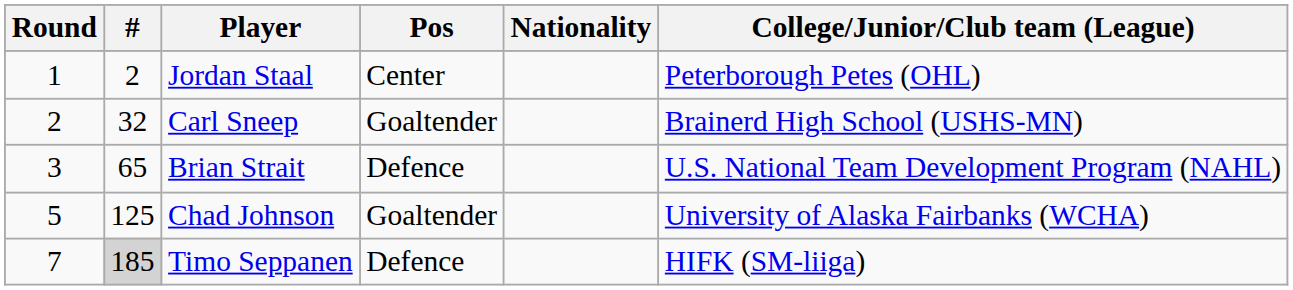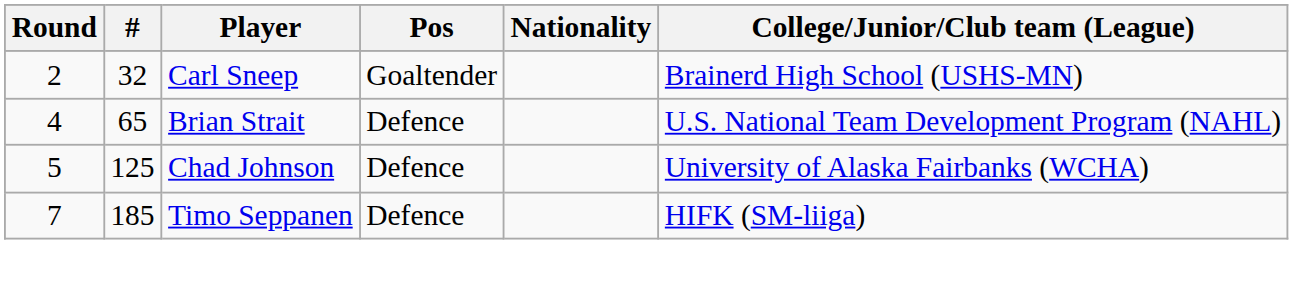- row: (240, 74)
(54, 167) 3 -> (54, 121) 4
(432, 214) Goaltender -> (415, 167) Defence
(132, 261) lightgrey background -> (132, 214) no background
